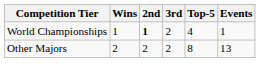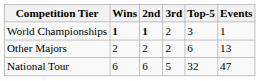(115, 31) normal -> (115, 31) bold
(190, 31) 4 -> (190, 31) 3
(190, 48) 8 -> (190, 48) 6
+ row: (38, 66)
